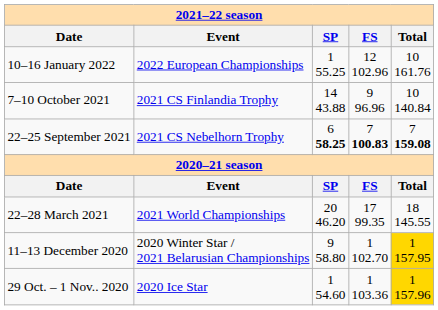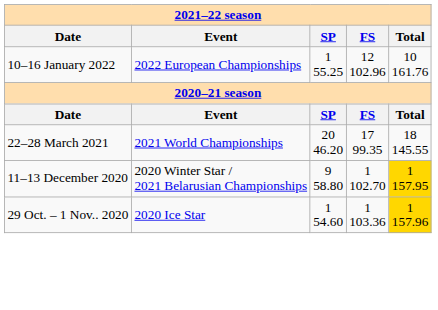- row: (59, 100)
- row: (69, 136)
